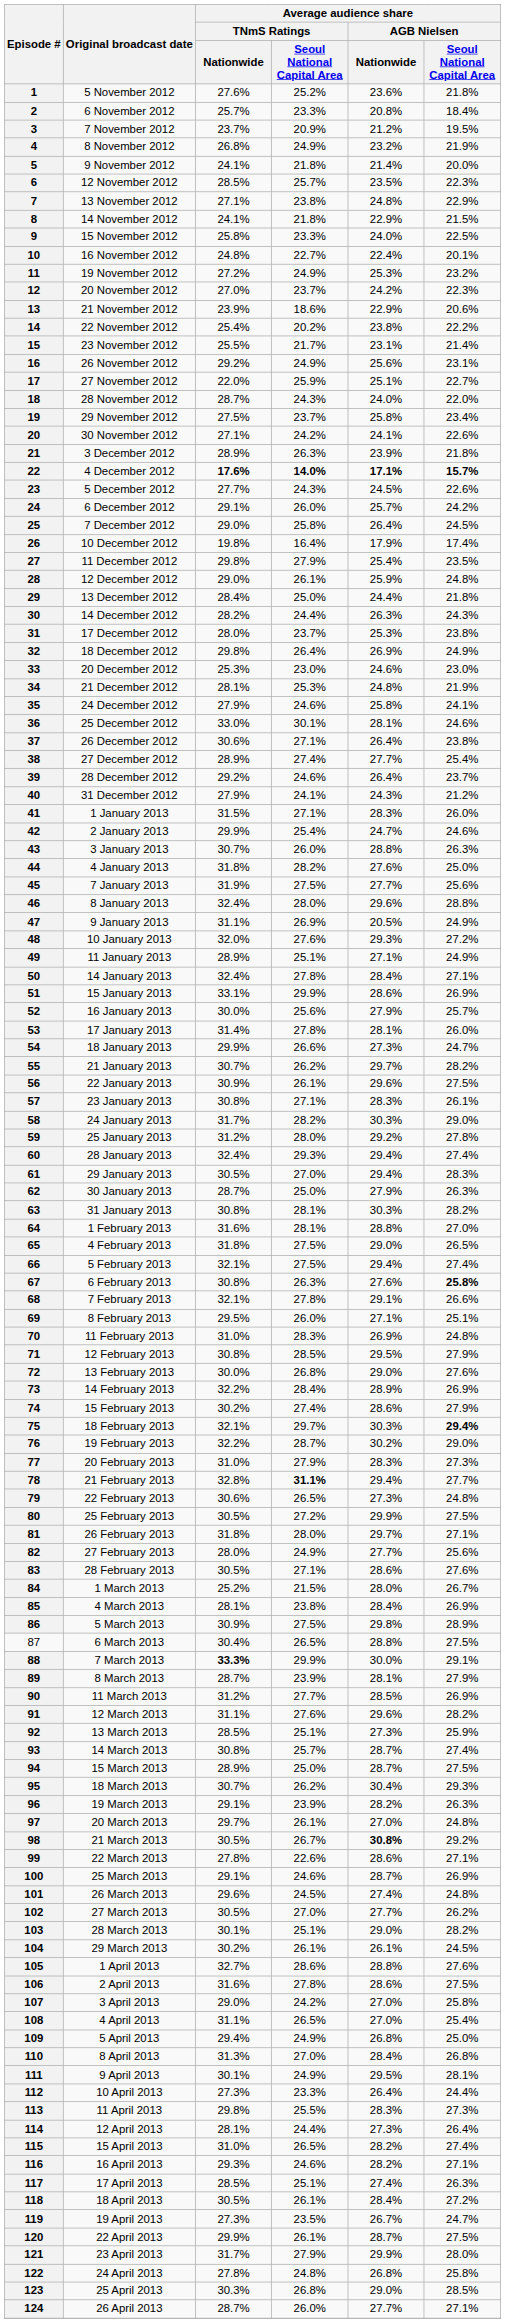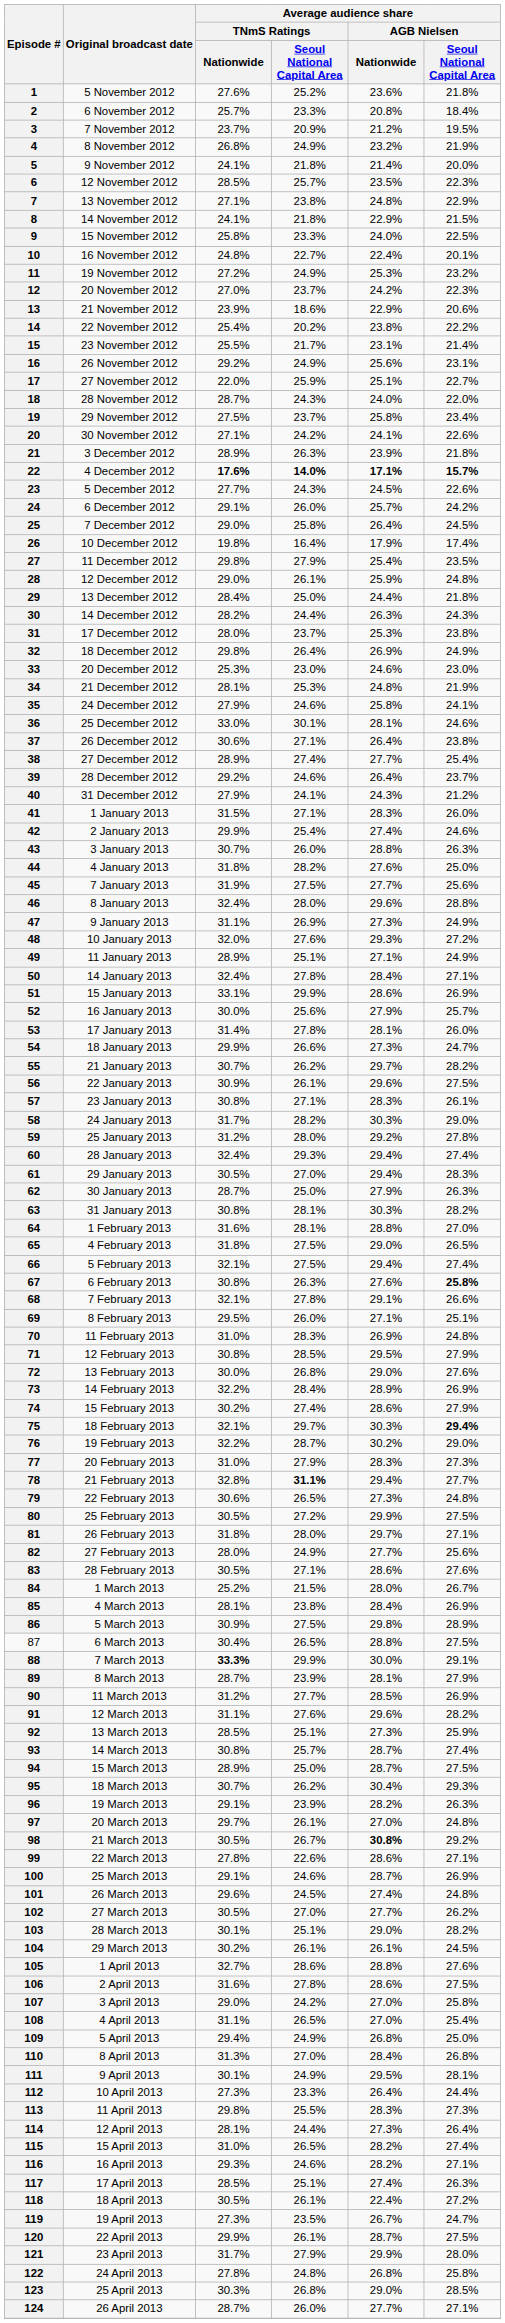(386, 831) 24.7% -> (386, 831) 27.4%
(386, 921) 20.5% -> (386, 921) 27.3%
(386, 2201) 28.4% -> (386, 2201) 22.4%
